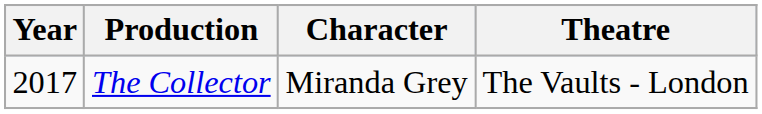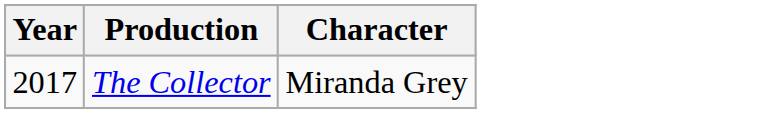- column: (616, 30)
